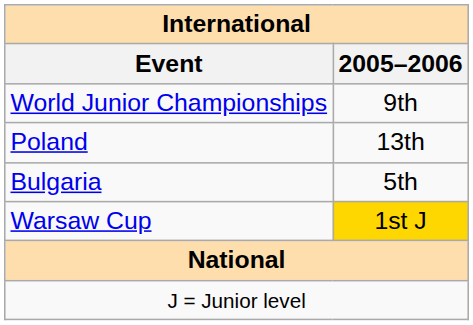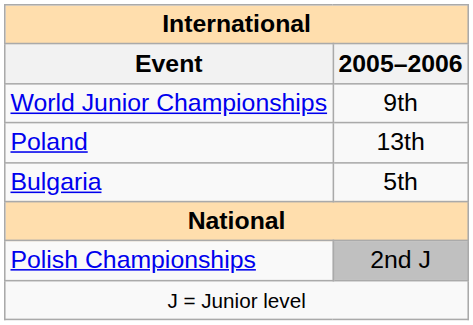- row: (81, 220)
+ row: (133, 260)
